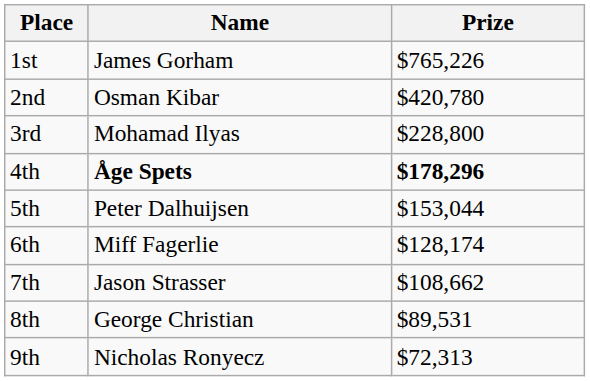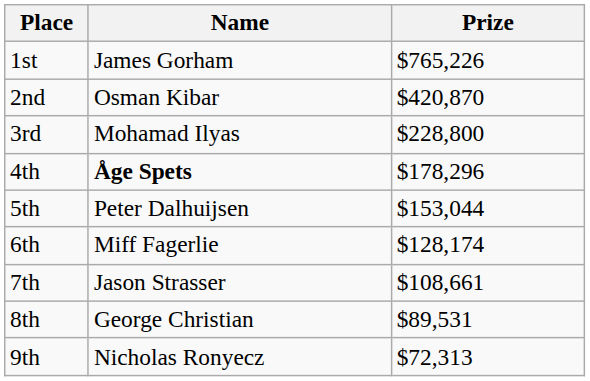(440, 97) $420,780 -> (440, 97) $420,870
(440, 171) bold -> (440, 171) normal
(440, 282) $108,662 -> (440, 282) $108,661
